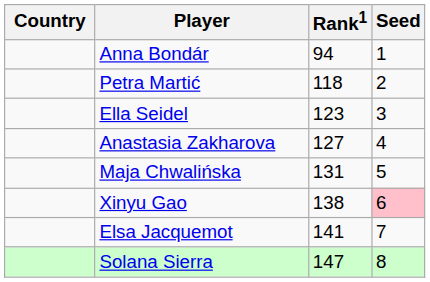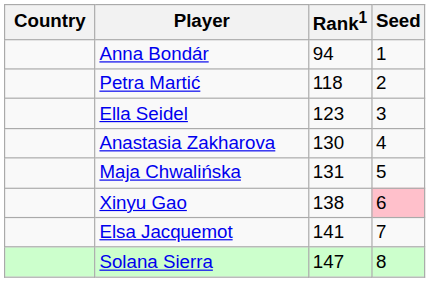(328, 143) 127 -> (328, 143) 130
